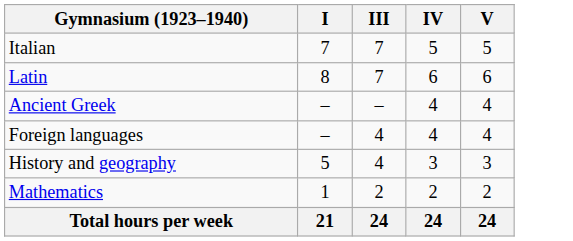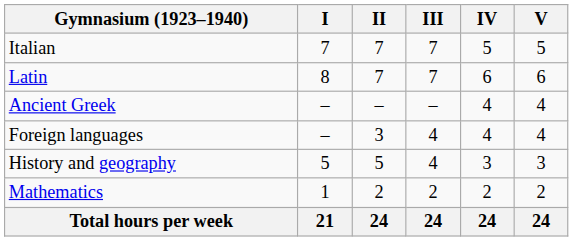+ column: (379, 18)
